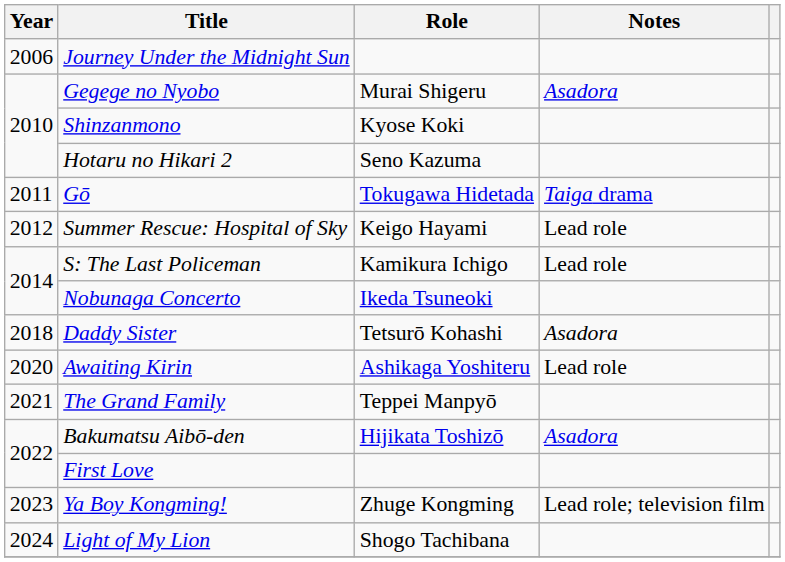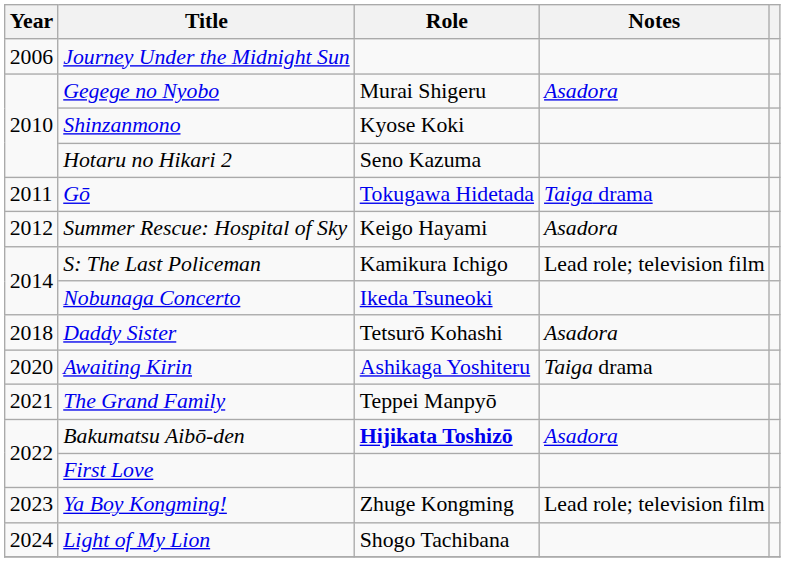(585, 228) Lead role -> (581, 228) Asadora
(585, 263) Lead role -> (654, 263) Lead role; television film
(585, 366) Lead role -> (598, 366) Taiga drama
(432, 435) normal -> (436, 435) bold
